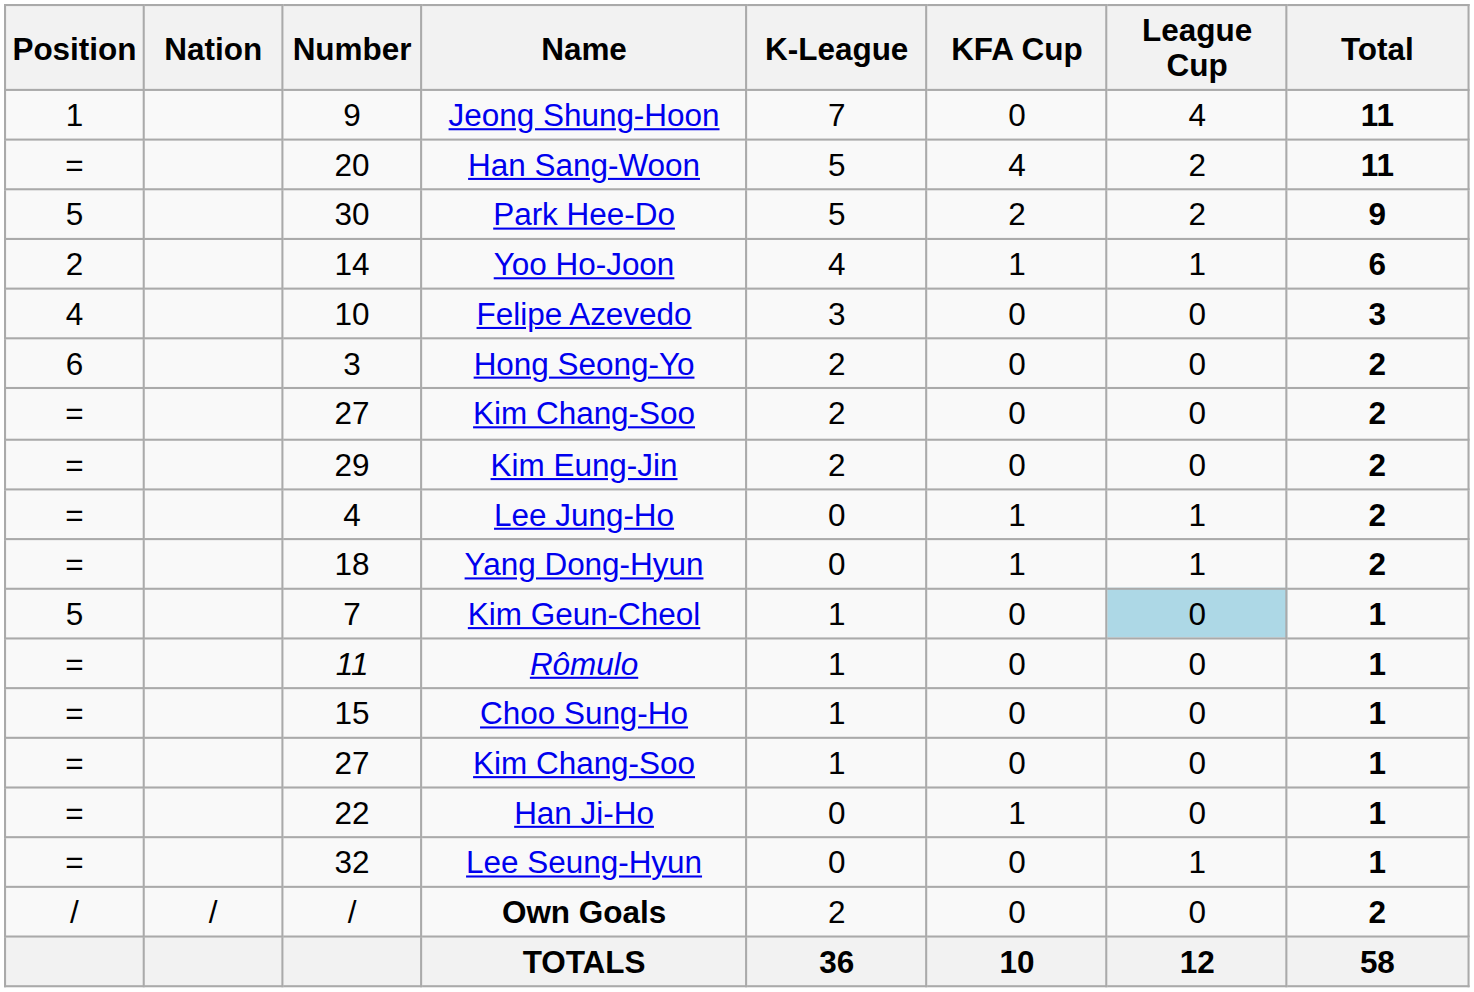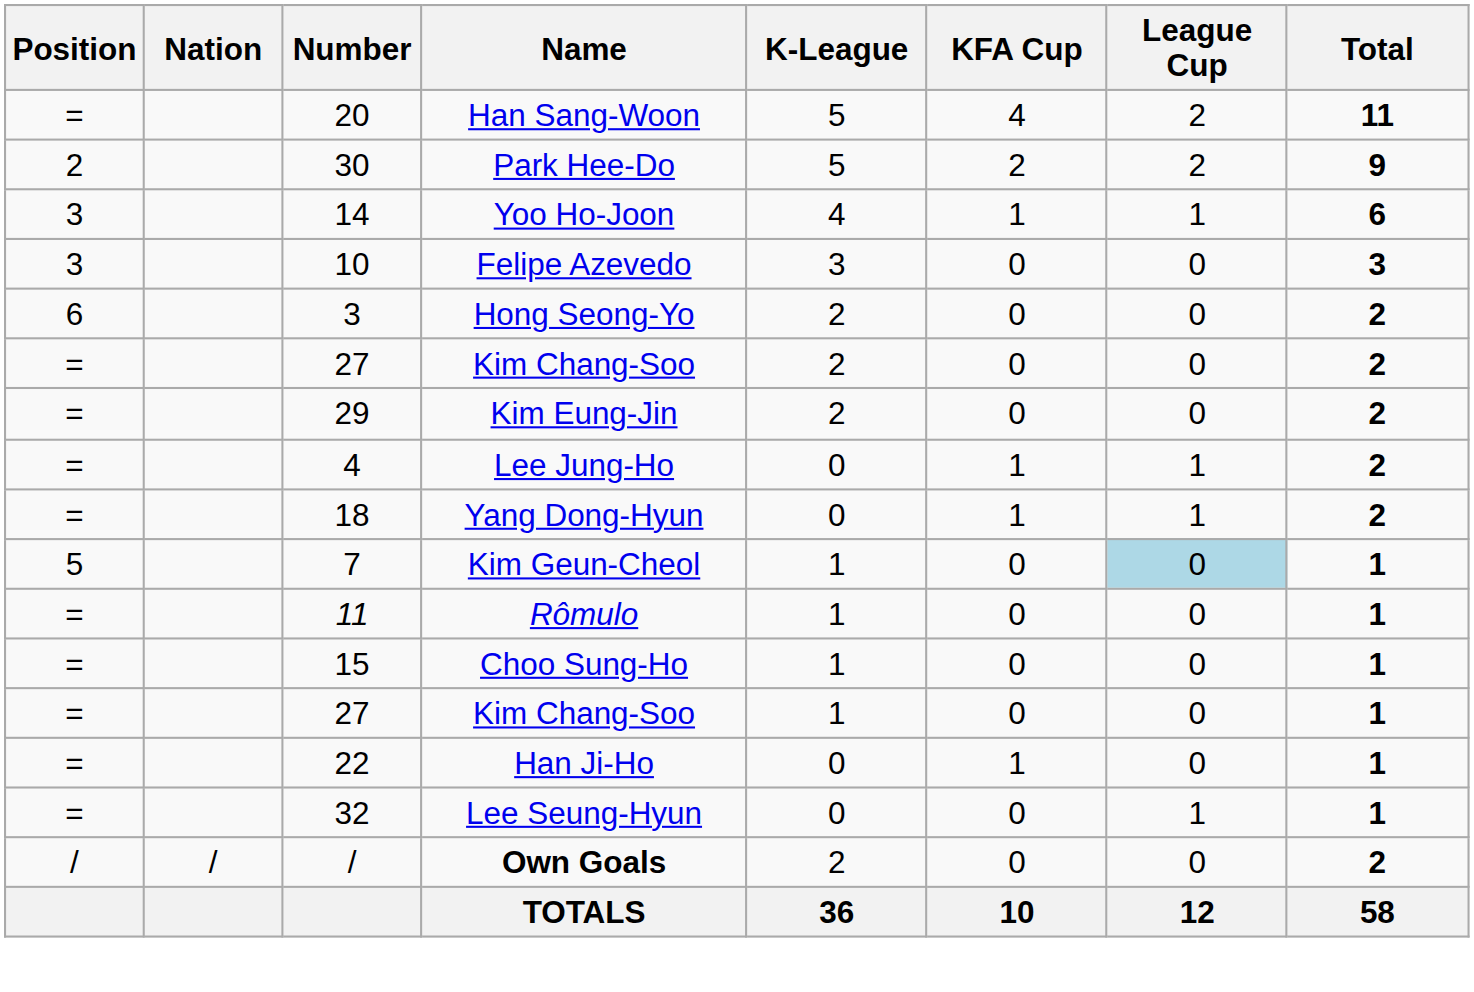- row: (352, 115)
(74, 215) 5 -> (74, 165) 2
(74, 265) 2 -> (74, 215) 3
(74, 314) 4 -> (74, 265) 3
